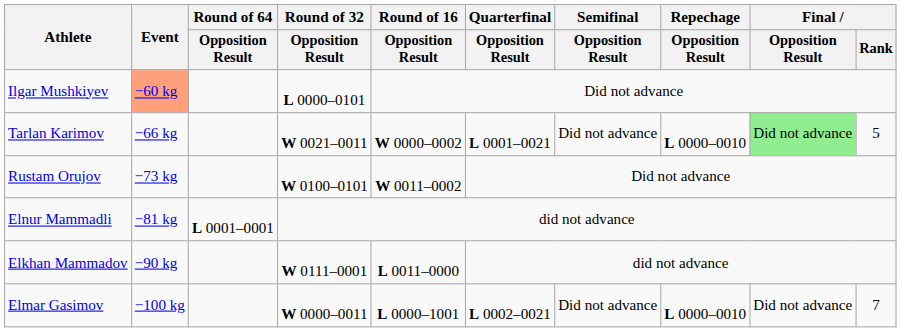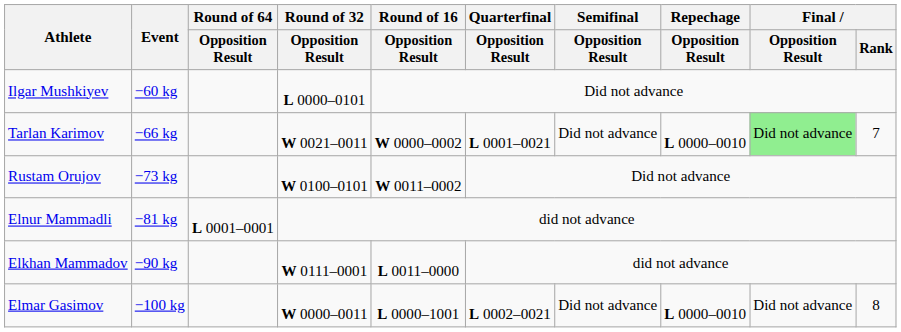(156, 91) lightsalmon background -> (156, 91) no background
(876, 134) 5 -> (876, 134) 7
(876, 305) 7 -> (876, 305) 8
